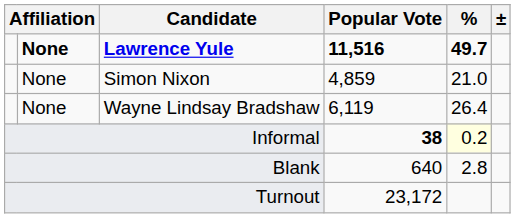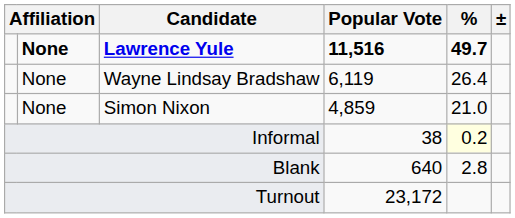rows swapped: (212, 108) <-> (157, 78)
(432, 138) bold -> (432, 138) normal
